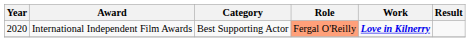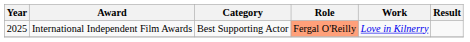(17, 28) 2020 -> (17, 28) 2025
(395, 28) bold -> (395, 28) normal
